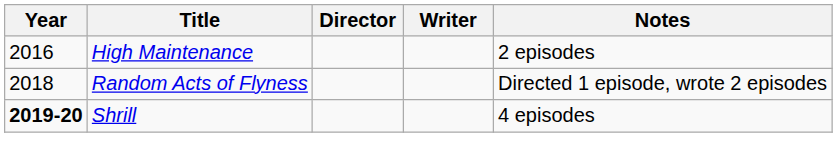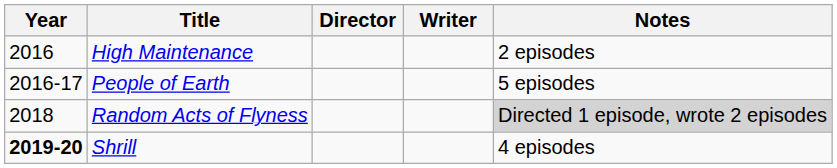+ row: (161, 83)
(663, 83) no background -> (663, 115) lightgrey background
